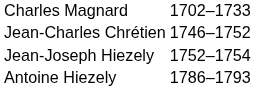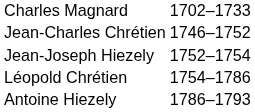+ row: (66, 77)
